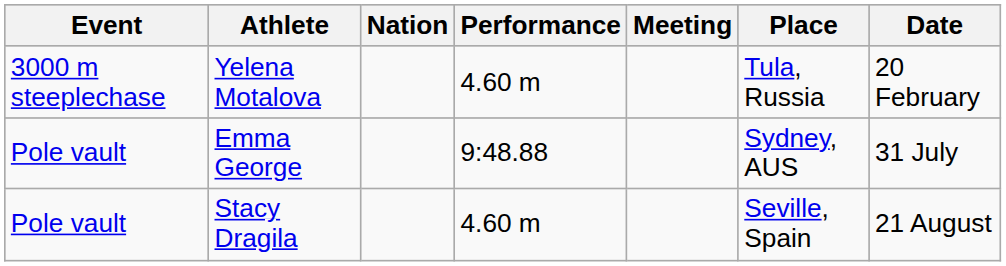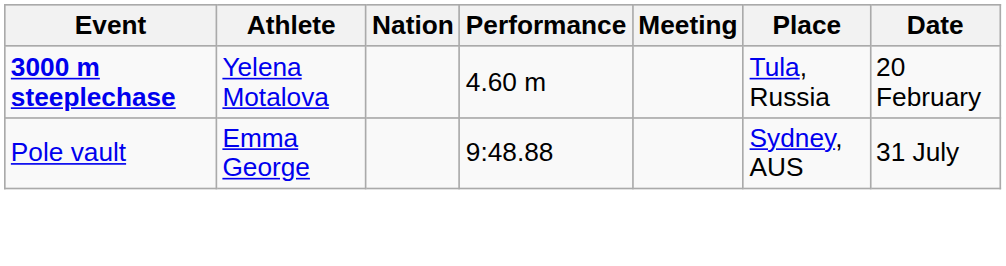(88, 81) normal -> (93, 81) bold
- row: (256, 223)
